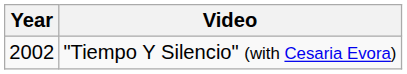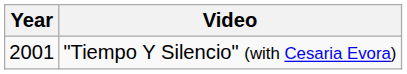(32, 52) 2002 -> (32, 52) 2001
